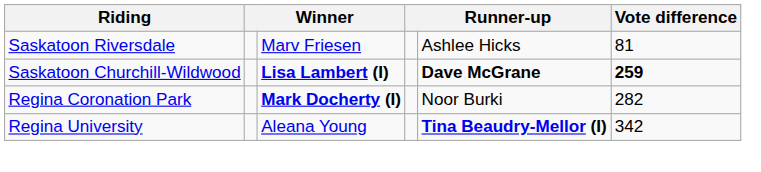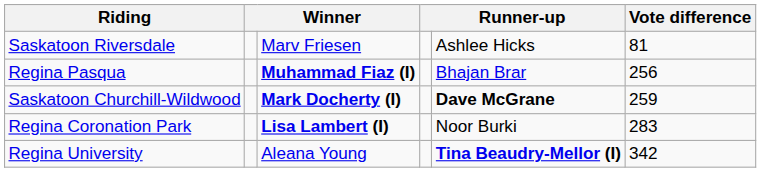+ row: (67, 72)
(325, 72) Lisa Lambert (I) -> (331, 99) Mark Docherty (I)
(629, 72) bold -> (643, 99) normal
(331, 99) Mark Docherty (I) -> (325, 126) Lisa Lambert (I)
(629, 99) 282 -> (643, 126) 283
